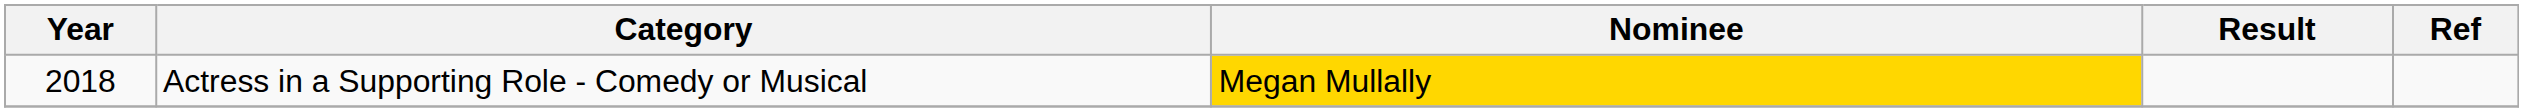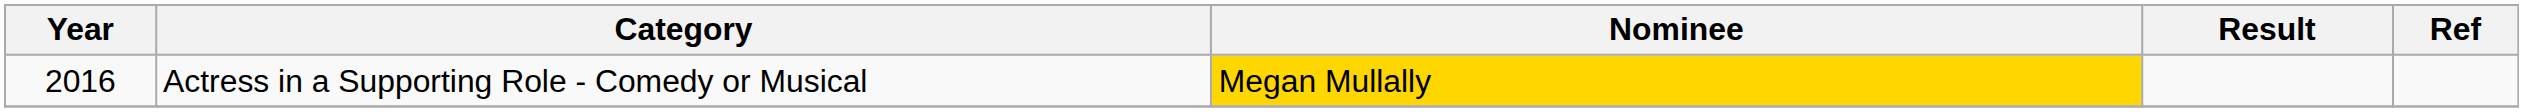(80, 80) 2018 -> (80, 80) 2016
